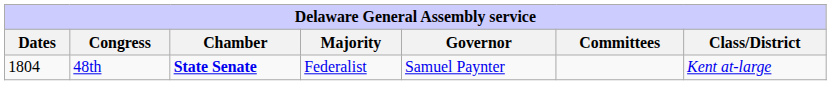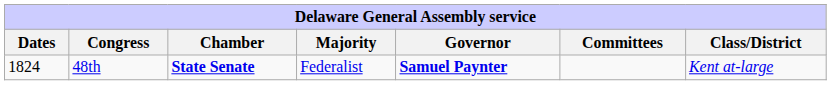(24, 67) 1804 -> (24, 67) 1824
(455, 67) normal -> (453, 67) bold
